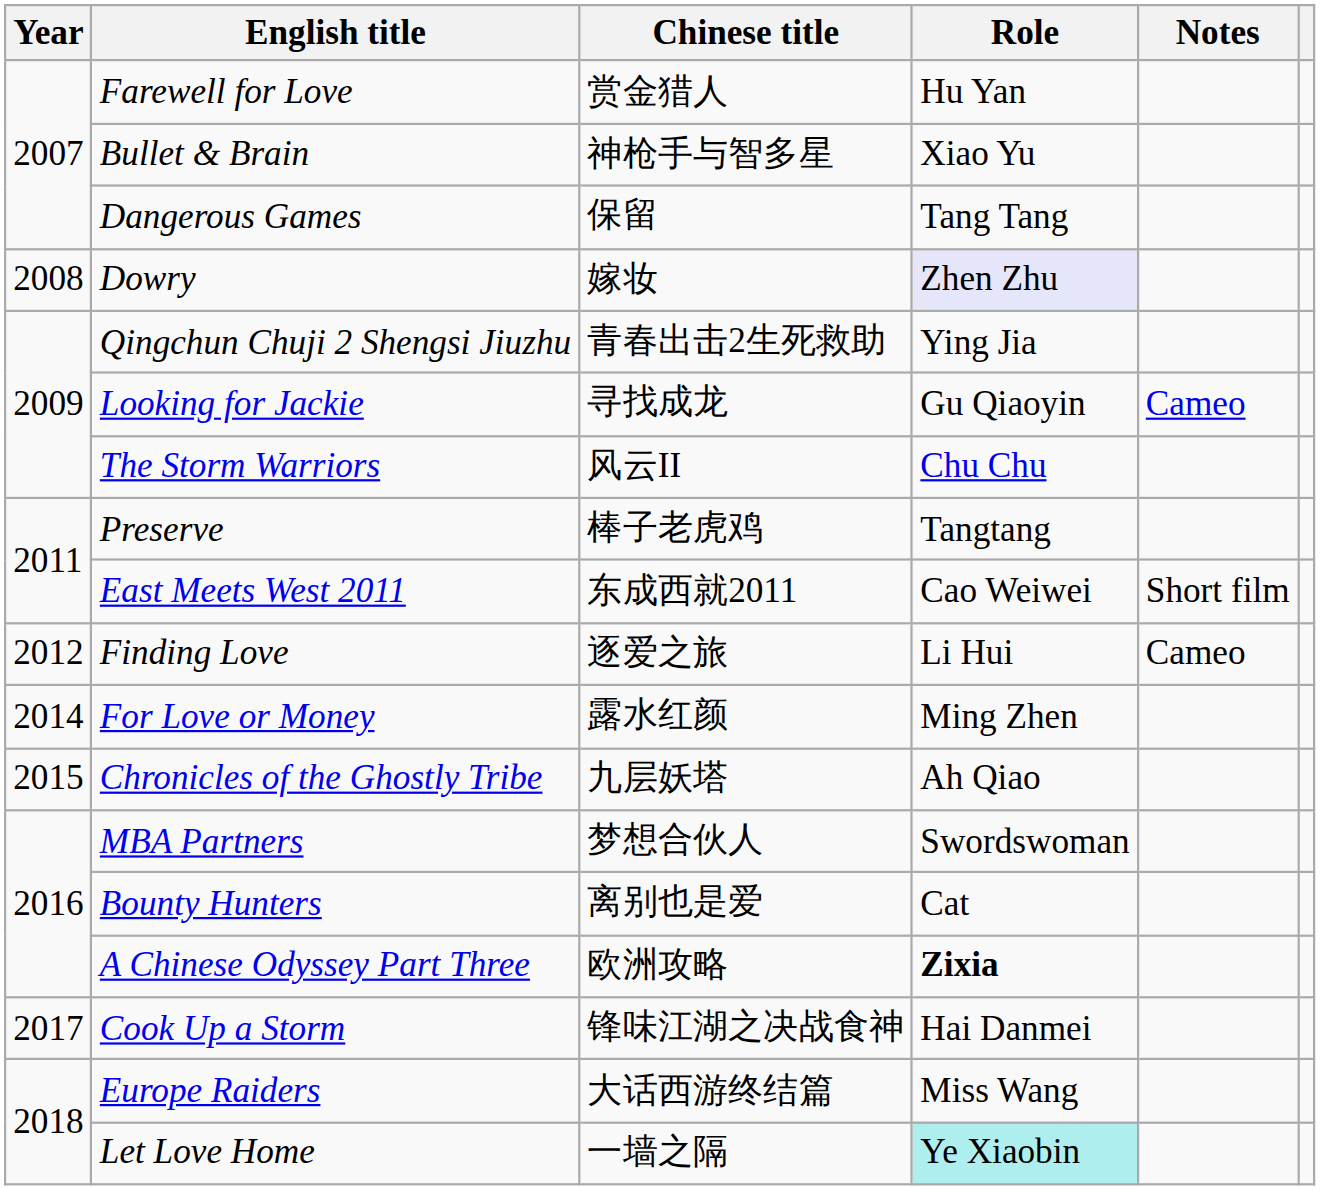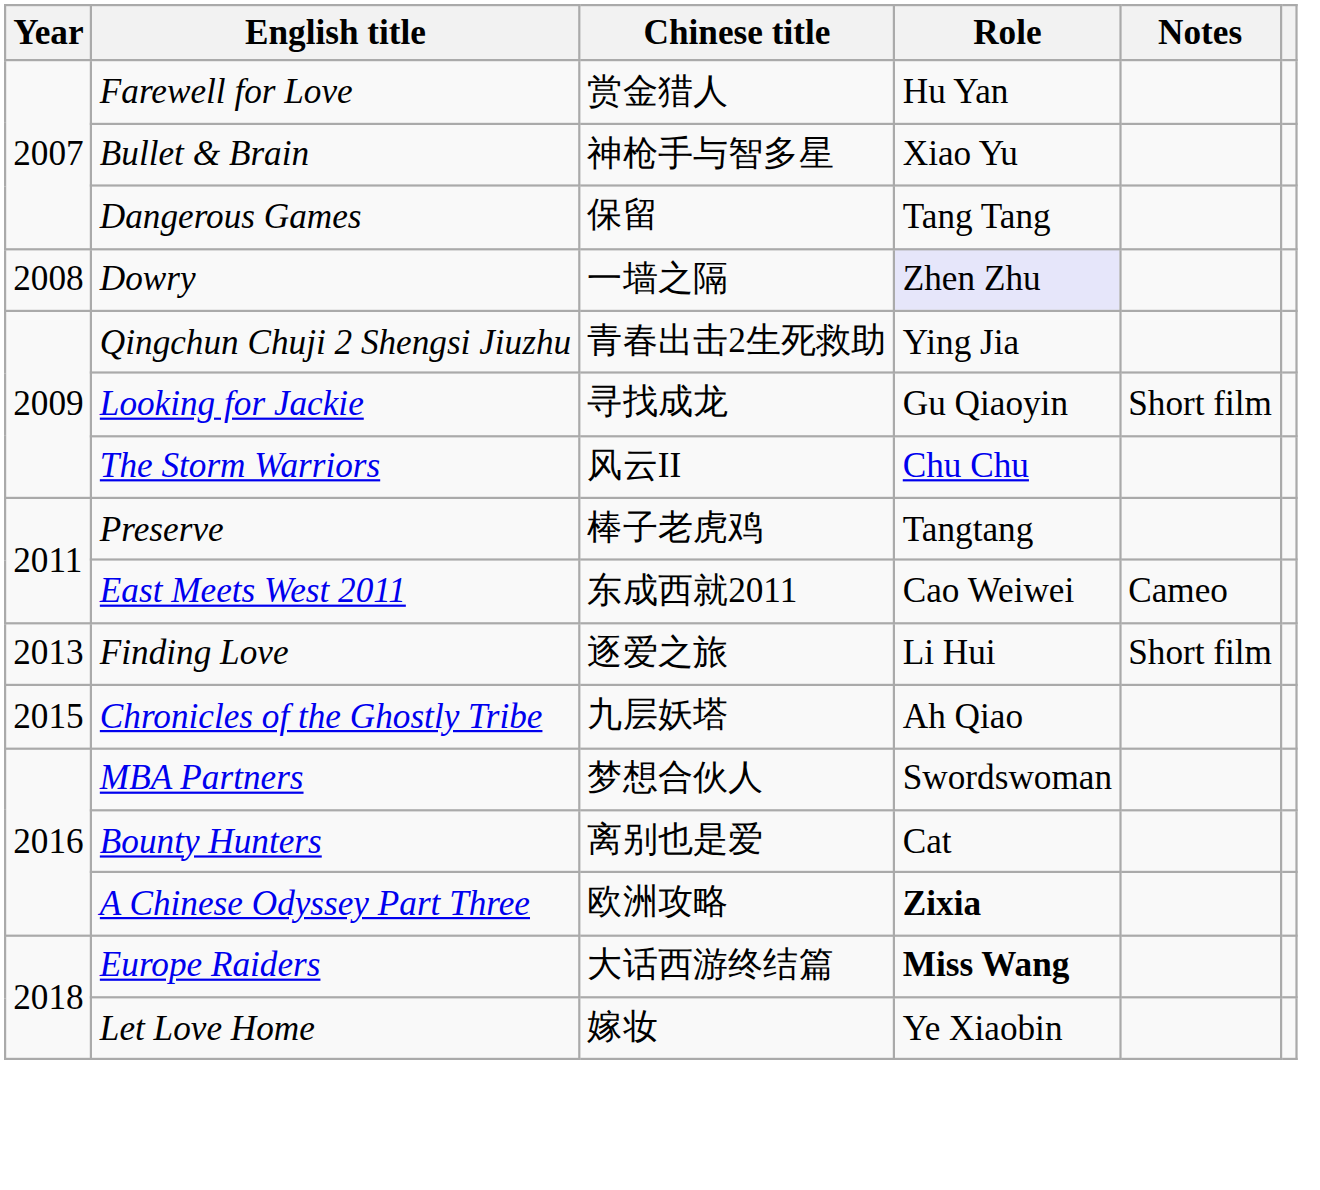(623, 277) 嫁妆 -> (658, 277) 一墙之隔
(1196, 403) Cameo -> (1200, 403) Short film
(1218, 590) Short film -> (1178, 590) Cameo
(48, 653) 2012 -> (48, 653) 2013
(1196, 653) Cameo -> (1200, 653) Short film
- row: (237, 715)
- row: (223, 1027)
(999, 1090) normal -> (986, 965) bold
(658, 1151) 一墙之隔 -> (623, 1026) 嫁妆
(1000, 1152) paleturquoise background -> (983, 1027) no background
